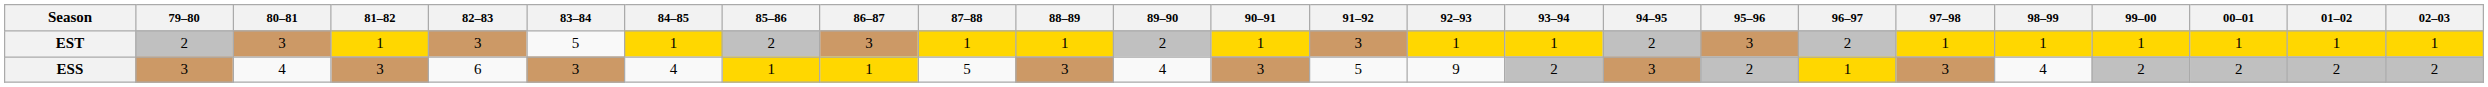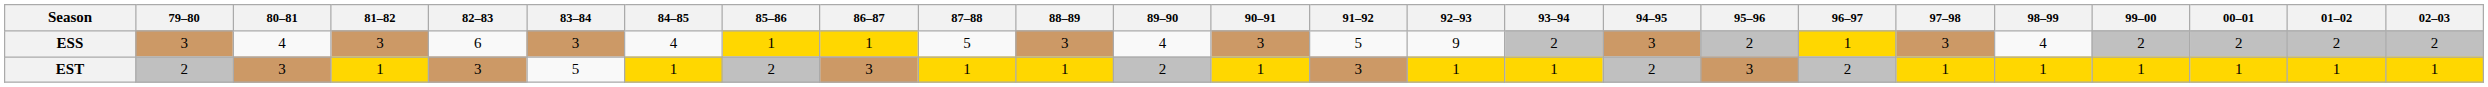rows swapped: (70, 43) <-> (70, 69)
